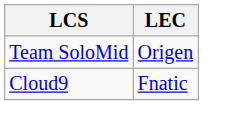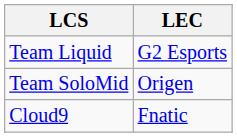+ row: (60, 52)
